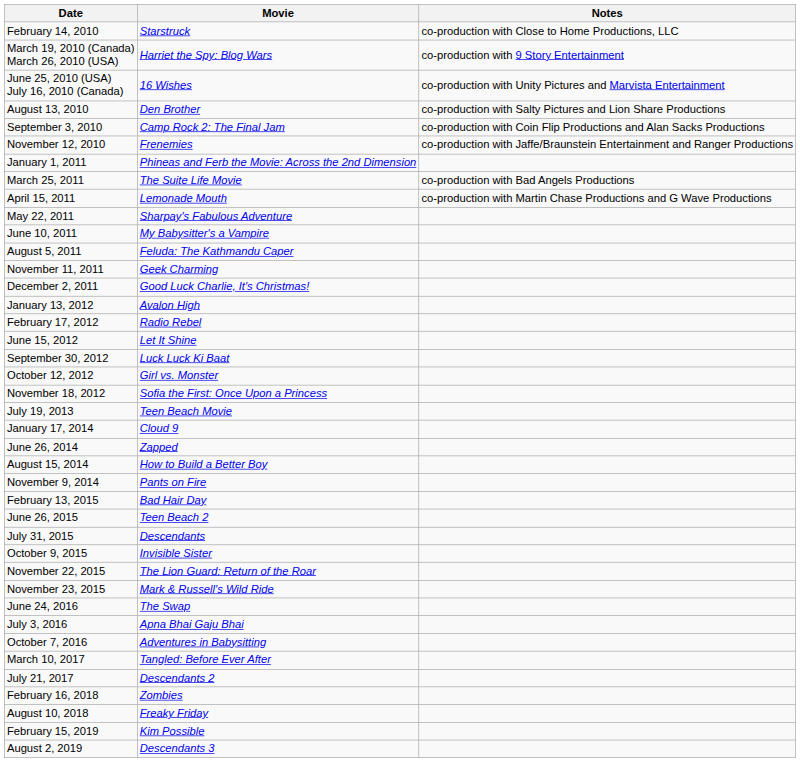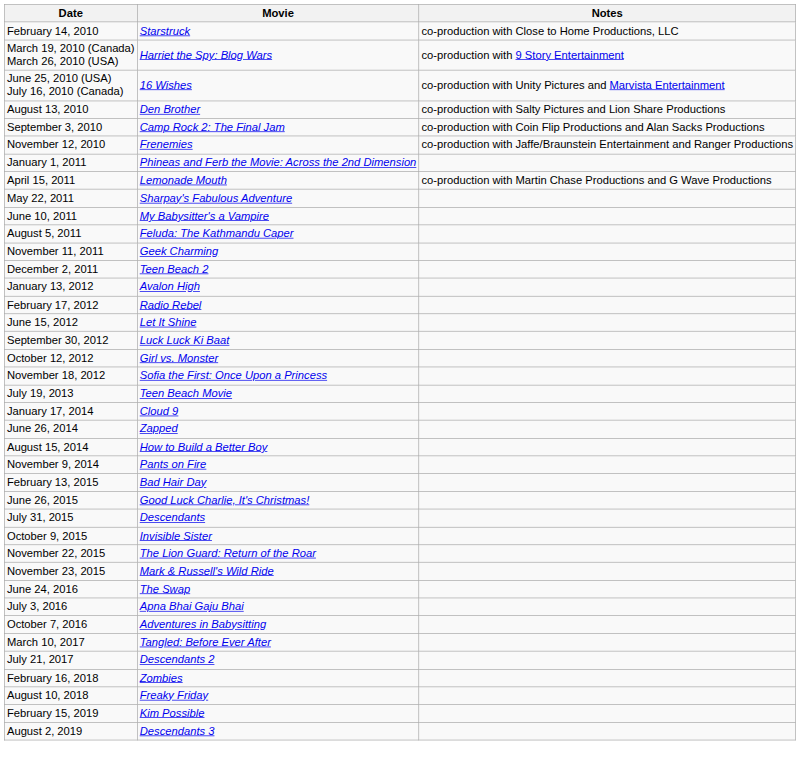- row: (45, 180)
(225, 287) Good Luck Charlie, It's Christmas! -> (174, 269) Teen Beach 2
(174, 518) Teen Beach 2 -> (225, 500) Good Luck Charlie, It's Christmas!
